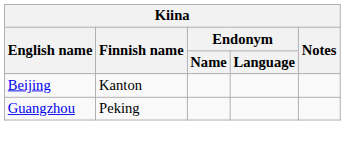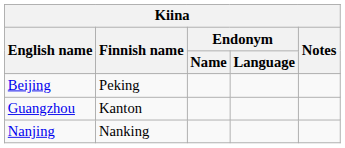(121, 85) Kanton -> (119, 85) Peking
(119, 108) Peking -> (121, 108) Kanton
+ row: (31, 131)
